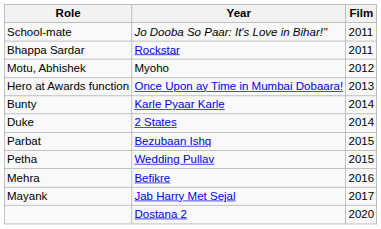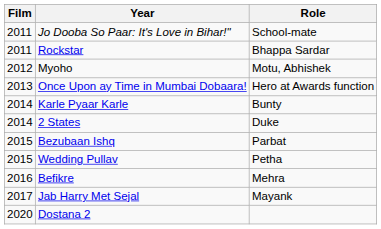columns swapped: (361, 13) <-> (68, 13)
